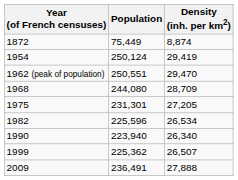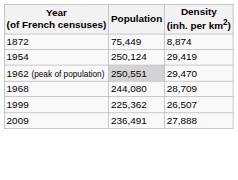(129, 73) no background -> (129, 73) lightgrey background
- row: (18, 104)
- row: (18, 120)
- row: (18, 136)
